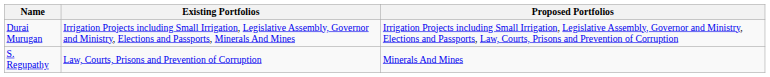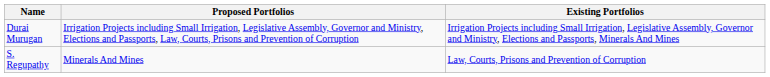columns swapped: (221, 12) <-> (573, 12)
